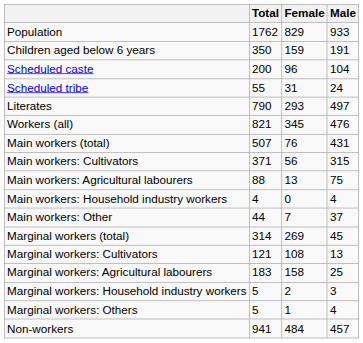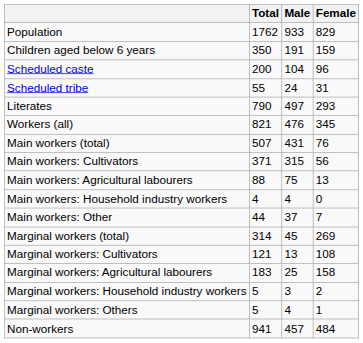columns swapped: (343, 13) <-> (305, 13)
